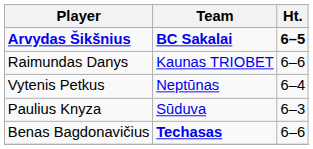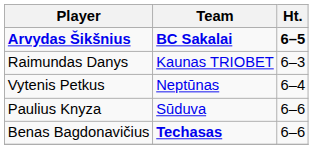(293, 62) 6–6 -> (293, 62) 6–3
(293, 109) 6–3 -> (293, 109) 6–6
